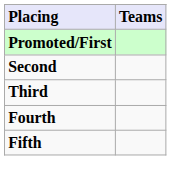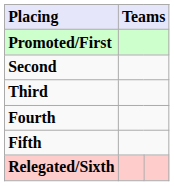+ row: (61, 167)
